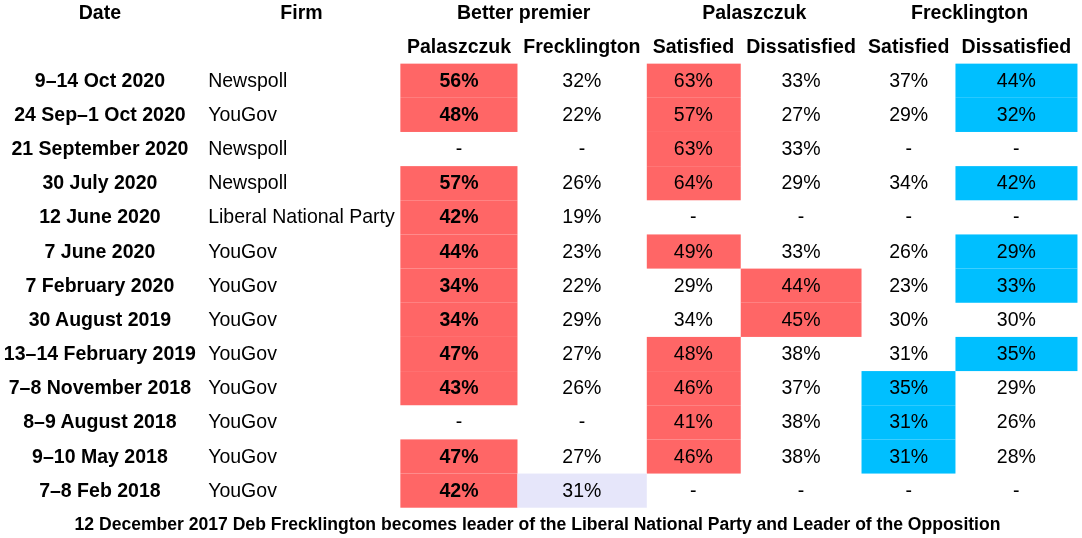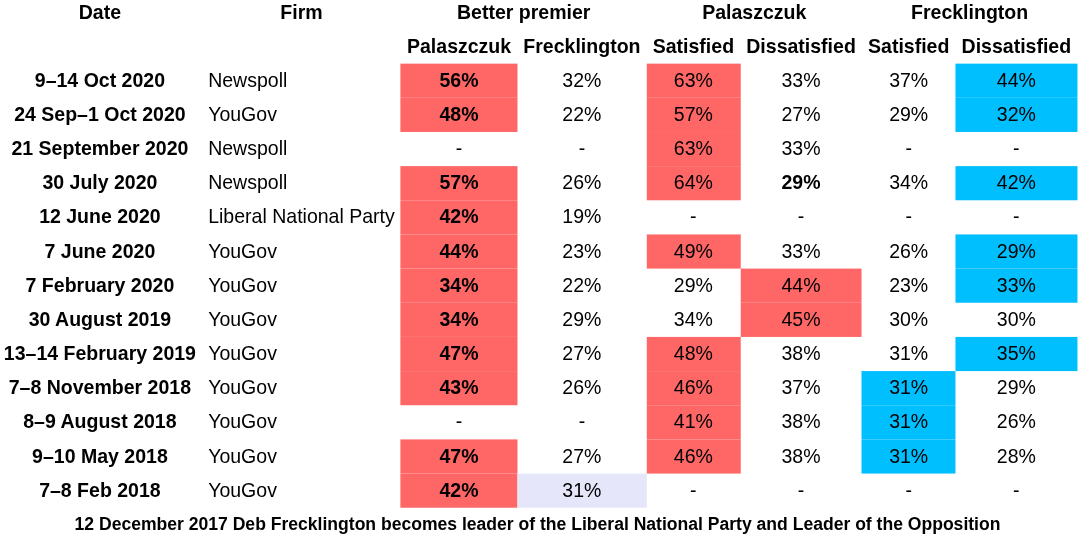(801, 183) normal -> (801, 183) bold
(909, 388) 35% -> (909, 388) 31%
